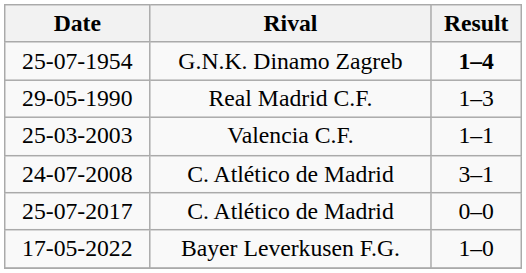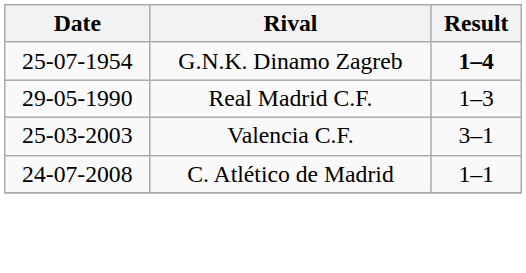(476, 135) 1–1 -> (476, 135) 3–1
(476, 173) 3–1 -> (476, 173) 1–1
- row: (77, 211)
- row: (77, 248)
